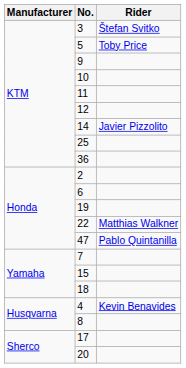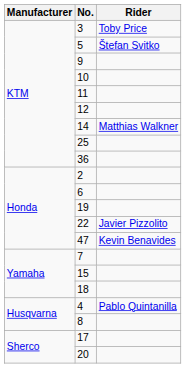(129, 28) Štefan Svitko -> (123, 28) Toby Price
(123, 45) Toby Price -> (129, 45) Štefan Svitko
(133, 126) Javier Pizzolito -> (138, 126) Matthias Walkner
(138, 224) Matthias Walkner -> (133, 224) Javier Pizzolito
(138, 240) Pablo Quintanilla -> (137, 240) Kevin Benavides
(137, 305) Kevin Benavides -> (138, 305) Pablo Quintanilla
